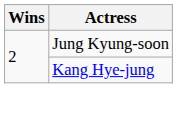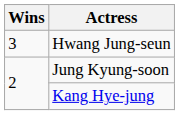+ row: (112, 43)
